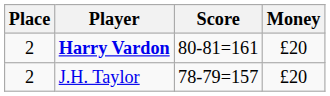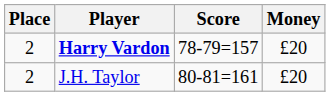(218, 47) 80-81=161 -> (218, 47) 78-79=157
(218, 76) 78-79=157 -> (218, 76) 80-81=161
